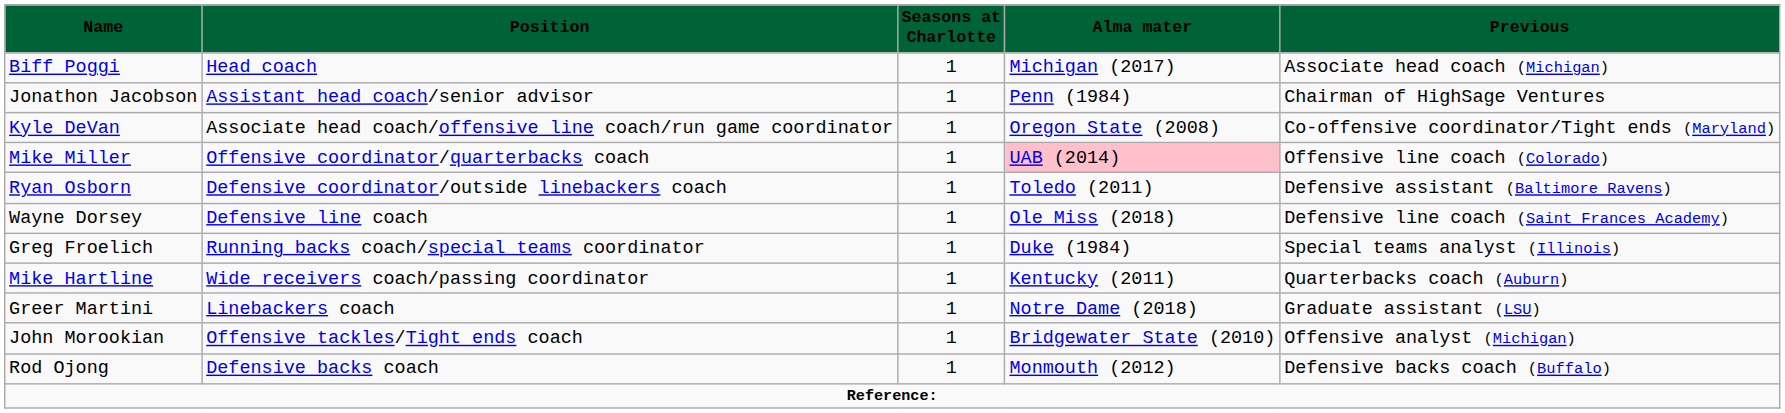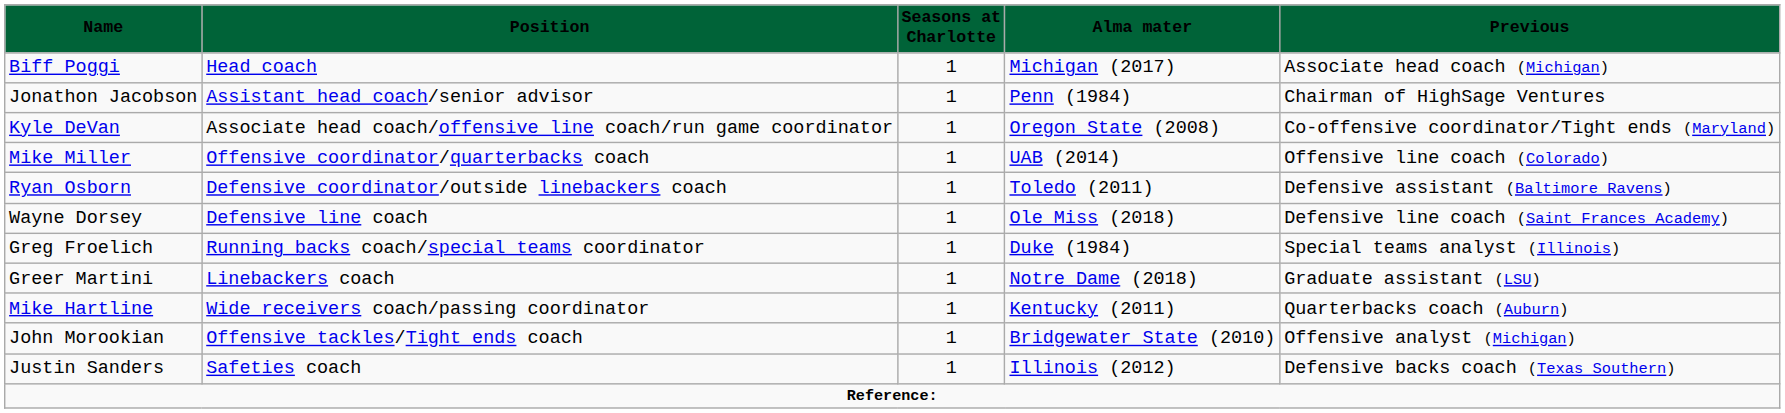(1065, 158) pink background -> (1065, 158) no background
rows swapped: (81, 278) <-> (81, 308)
- row: (59, 368)
+ row: (87, 368)
